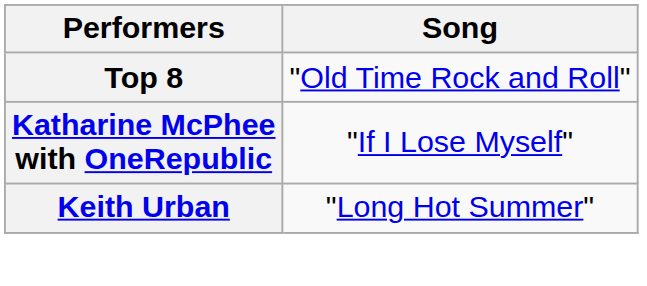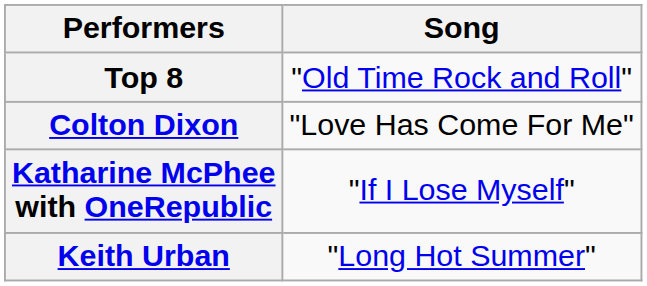+ row: (144, 125)
